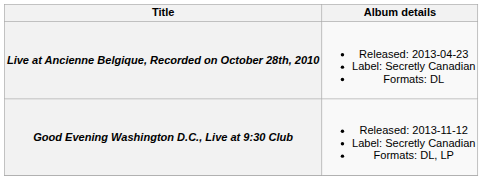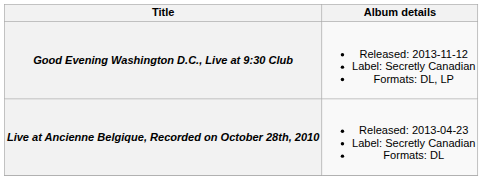rows swapped: (163, 60) <-> (163, 137)
